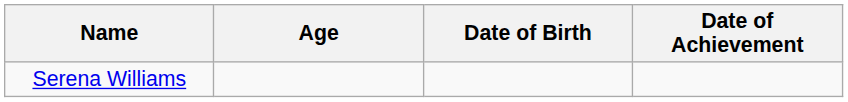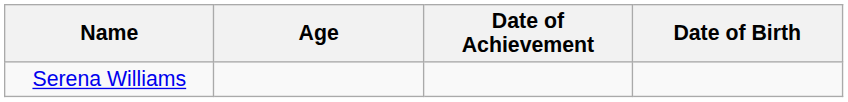columns swapped: (528, 33) <-> (737, 33)
